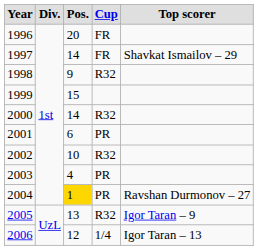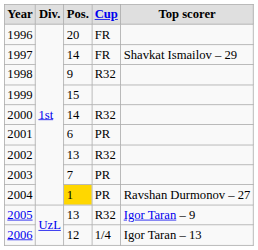(73, 154) 10 -> (73, 154) 13
(70, 174) 4 -> (70, 174) 7
